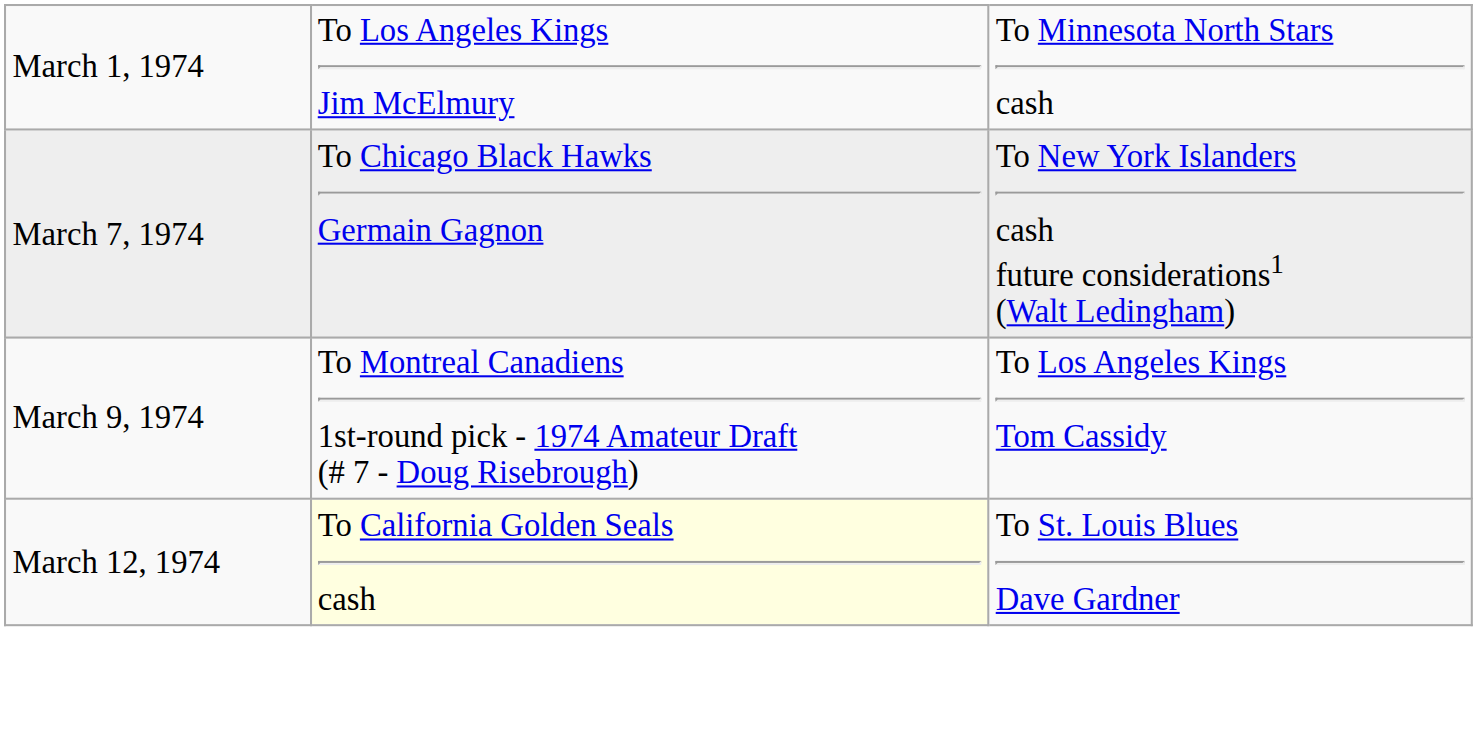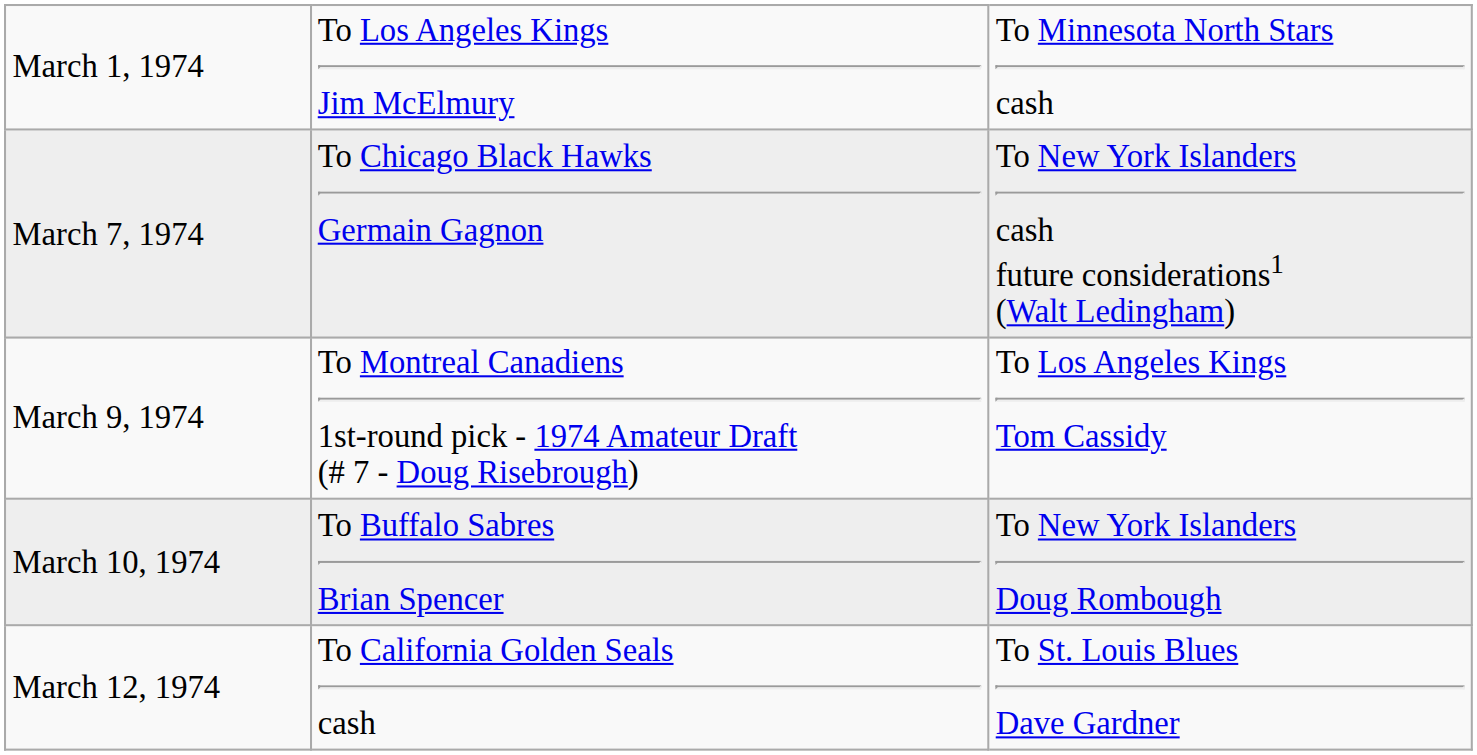+ row: (116, 561)
(649, 561) lightyellow background -> (649, 686) no background
